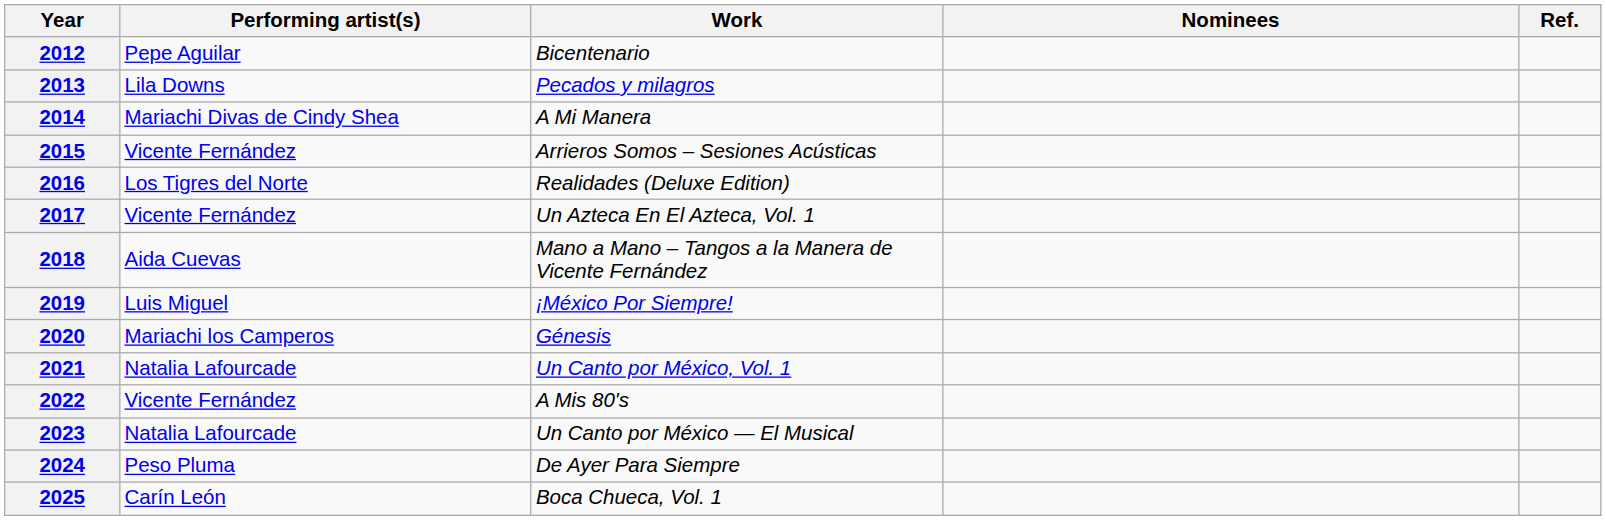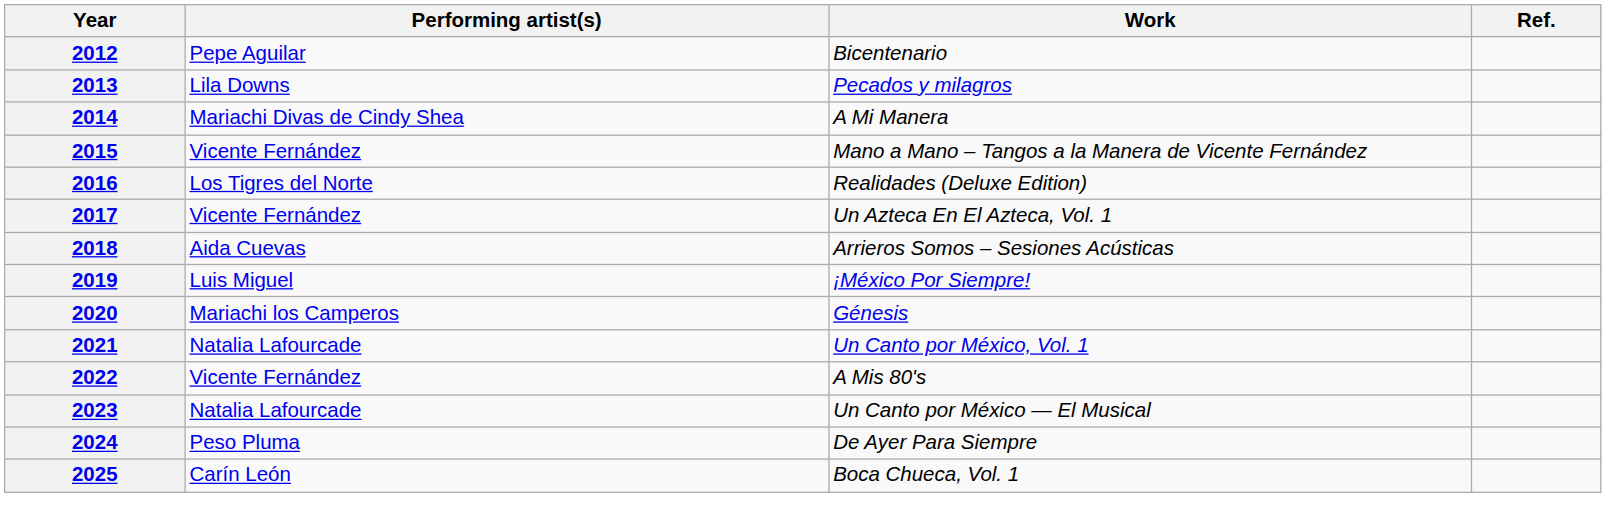- column: (1231, 20)
(706, 150) Arrieros Somos – Sesiones Acústicas -> (1100, 150) Mano a Mano – Tangos a la Manera de Vicente Fernández
(714, 259) Mano a Mano – Tangos a la Manera de Vicente Fernández -> (1004, 248) Arrieros Somos – Sesiones Acústicas
